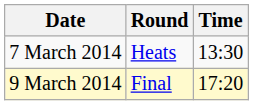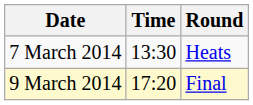columns swapped: (220, 20) <-> (160, 20)
